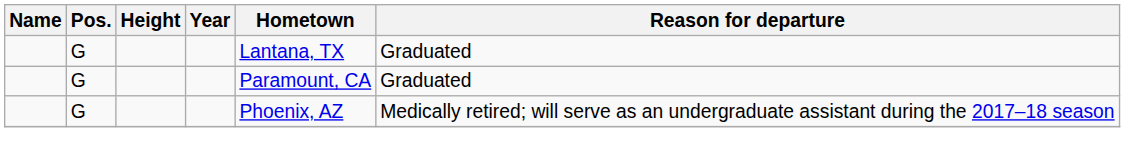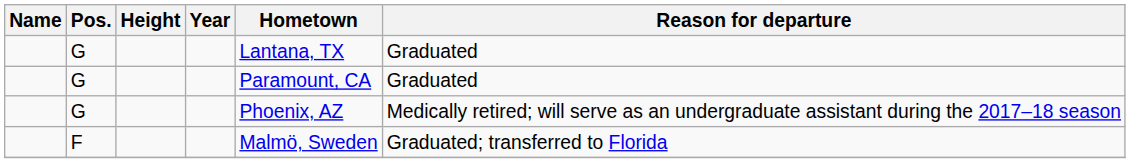+ row: (35, 142)
